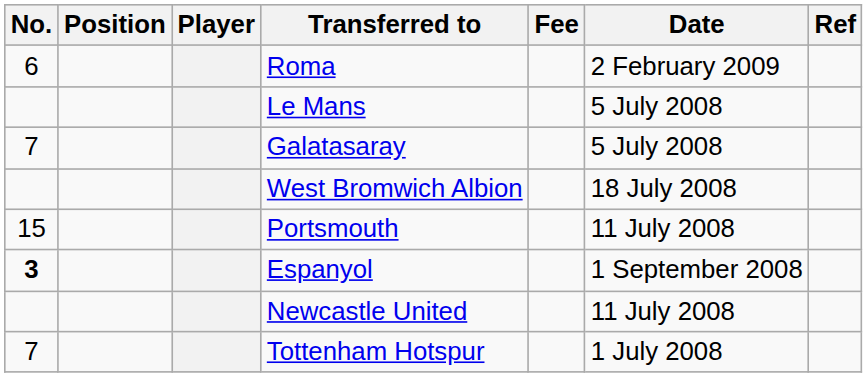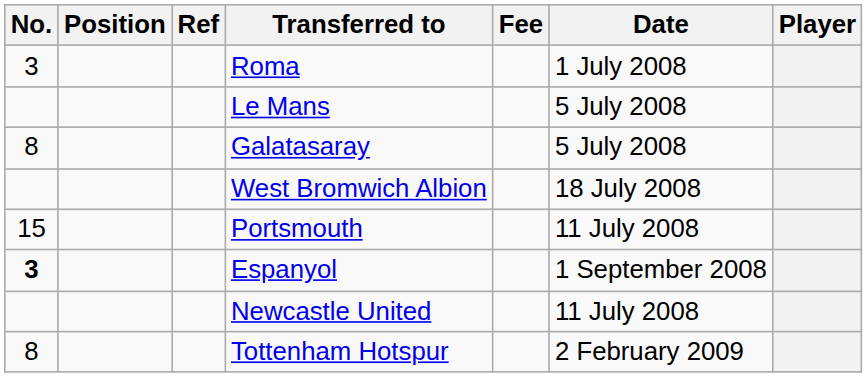columns swapped: (216, 24) <-> (835, 24)
(31, 65) 6 -> (31, 65) 3
(685, 65) 2 February 2009 -> (621, 65) 1 July 2008
(31, 147) 7 -> (31, 147) 8
(31, 351) 7 -> (31, 351) 8
(657, 351) 1 July 2008 -> (649, 351) 2 February 2009
